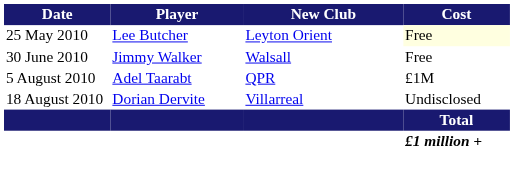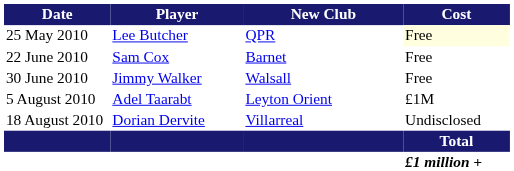(289, 35) Leyton Orient -> (260, 35) QPR
+ row: (47, 56)
(260, 77) QPR -> (289, 99) Leyton Orient
